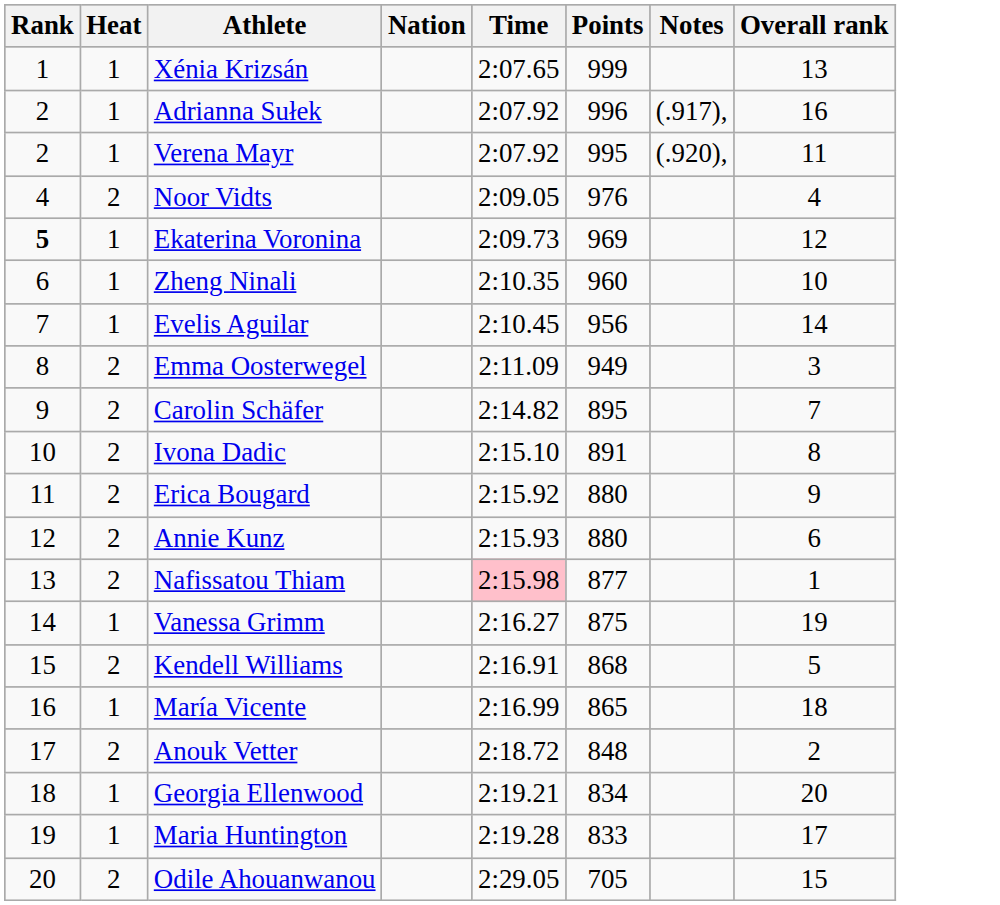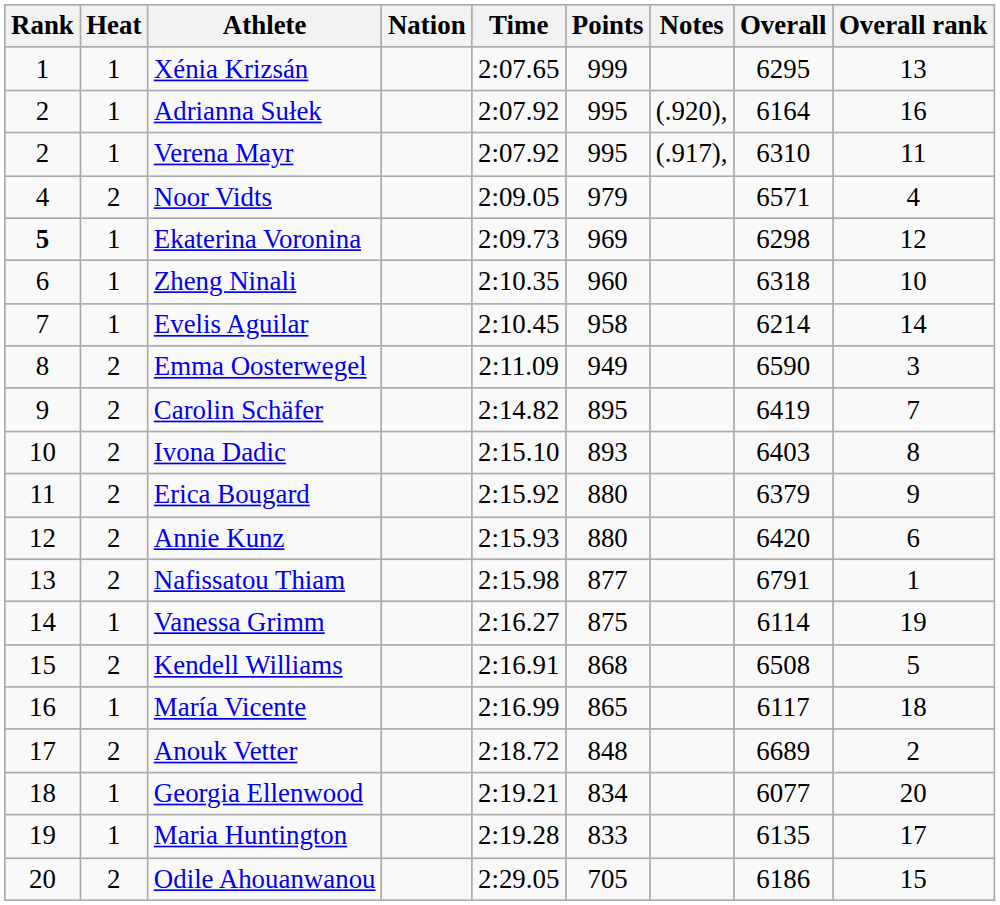+ column: (783, 25)
(608, 111) 996 -> (608, 111) 995
(692, 111) (.917), -> (692, 111) (.920),
(692, 153) (.920), -> (692, 153) (.917),
(608, 196) 976 -> (608, 196) 979
(608, 324) 956 -> (608, 324) 958
(608, 452) 891 -> (608, 452) 893
(519, 580) pink background -> (519, 580) no background
